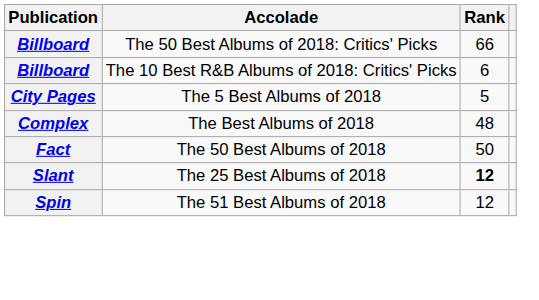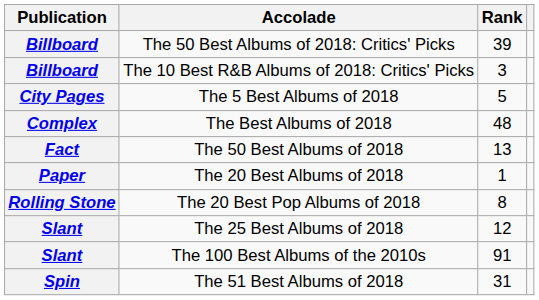(485, 44) 66 -> (502, 44) 39
(485, 70) 6 -> (502, 70) 3
(485, 149) 50 -> (502, 149) 13
+ row: (299, 176)
+ row: (299, 202)
(485, 176) bold -> (502, 228) normal
+ row: (299, 255)
(485, 202) 12 -> (502, 281) 31
